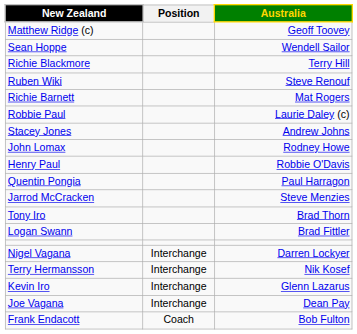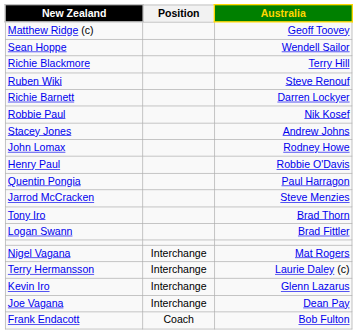(322, 97) Mat Rogers -> (313, 97) Darren Lockyer
(312, 114) Laurie Daley (c) -> (327, 114) Nik Kosef
(313, 253) Darren Lockyer -> (322, 253) Mat Rogers
(327, 270) Nik Kosef -> (312, 270) Laurie Daley (c)
